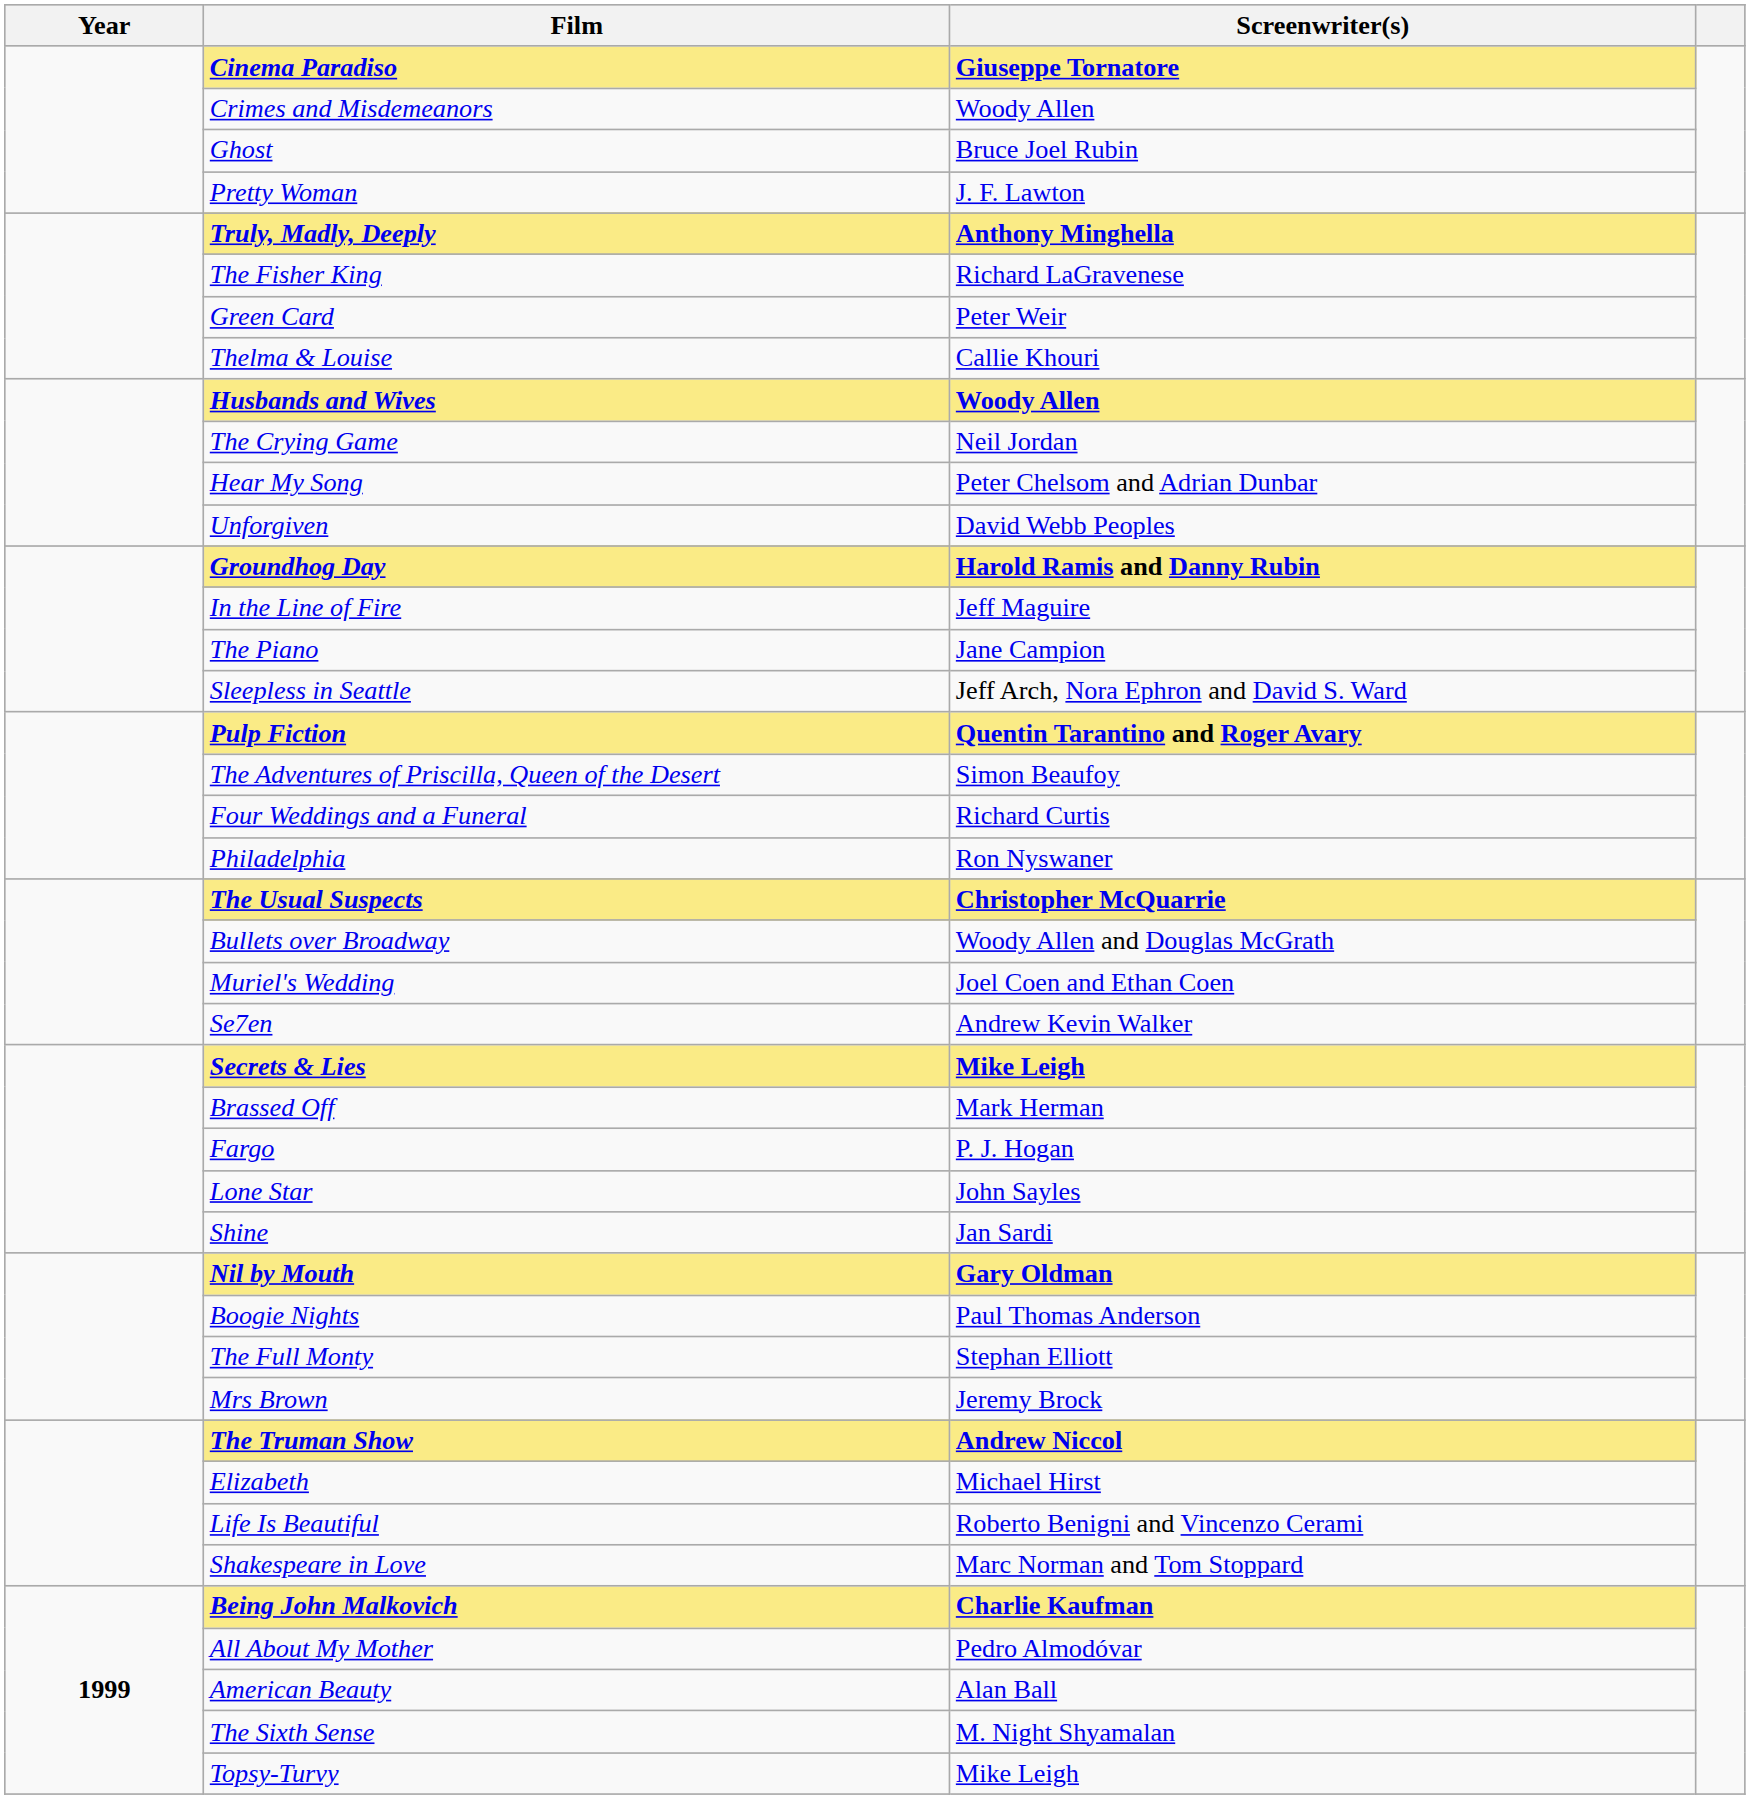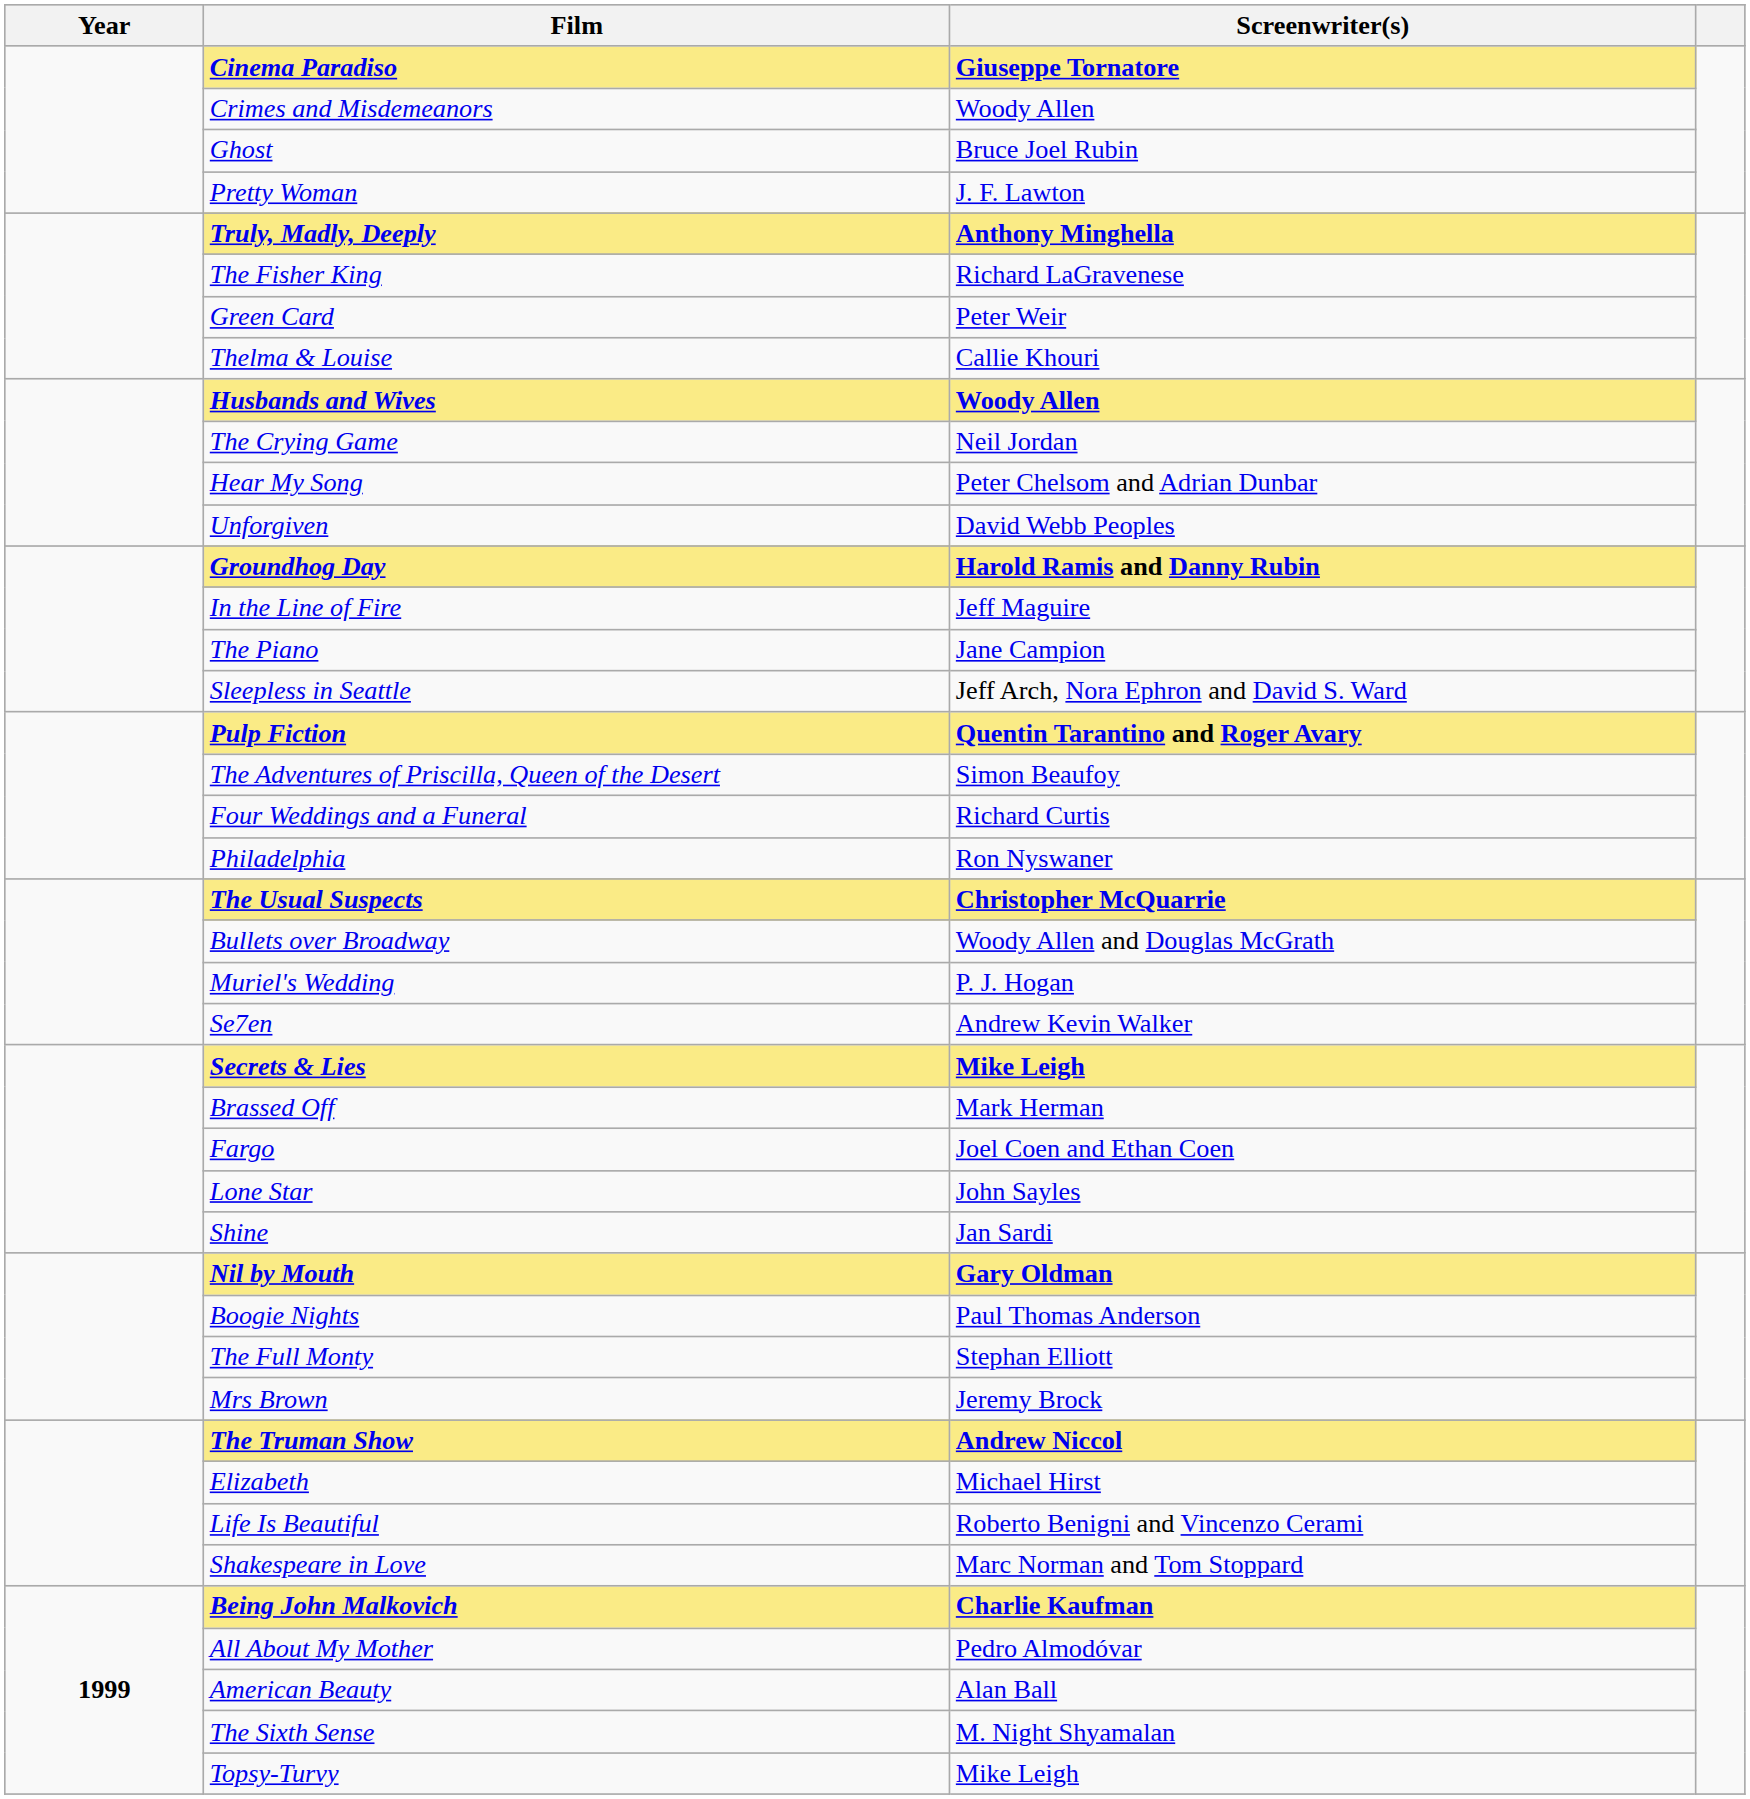(1095, 982) Joel Coen and Ethan Coen -> (1015, 982) P. J. Hogan
(1015, 1148) P. J. Hogan -> (1095, 1148) Joel Coen and Ethan Coen
